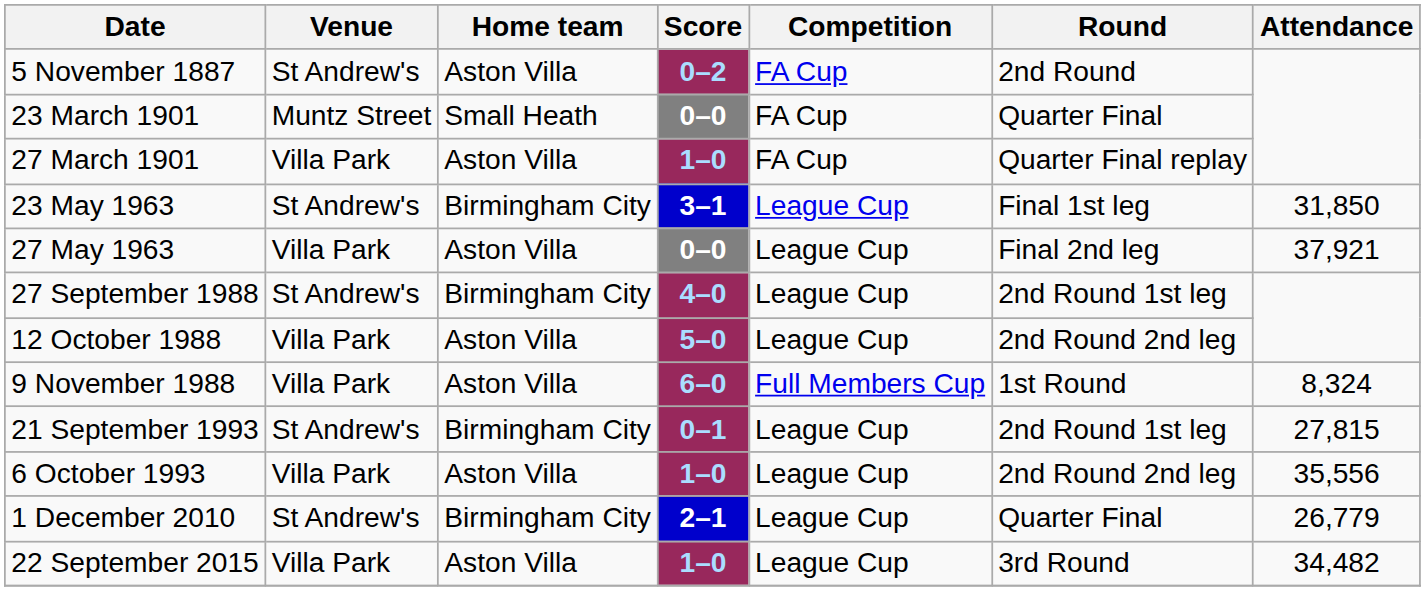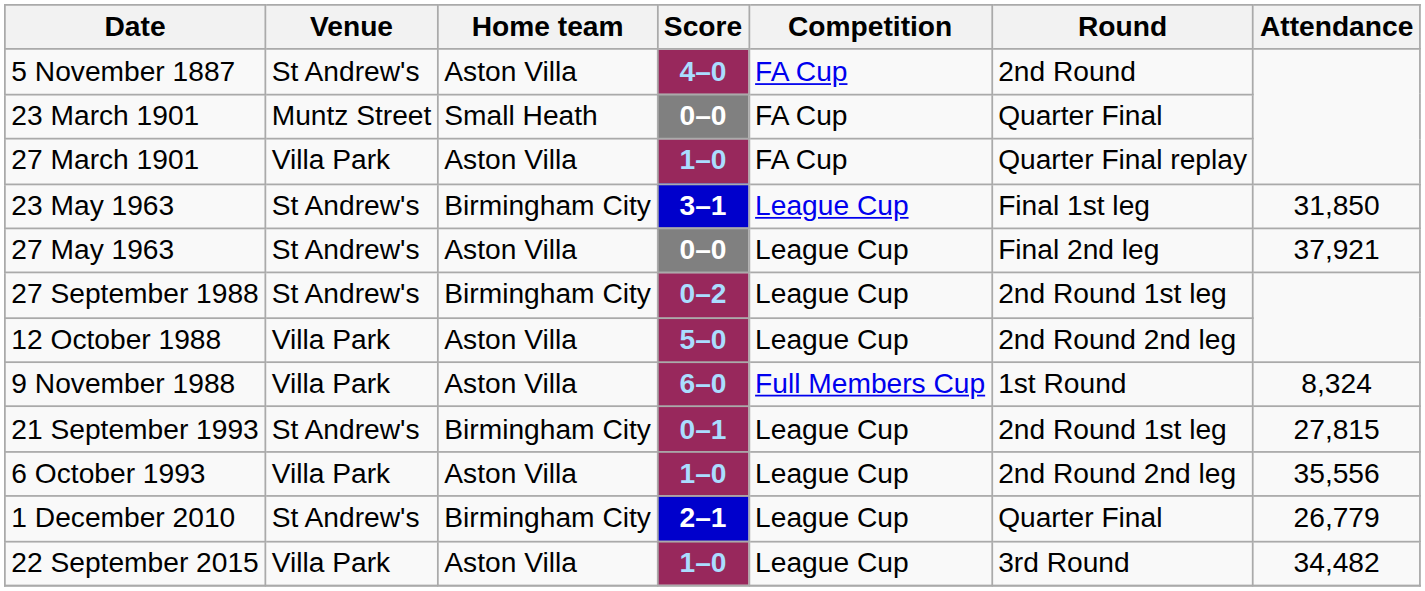(703, 71) 0–2 -> (703, 71) 4–0
(331, 250) Villa Park -> (346, 250) St Andrew's
(703, 294) 4–0 -> (703, 294) 0–2
